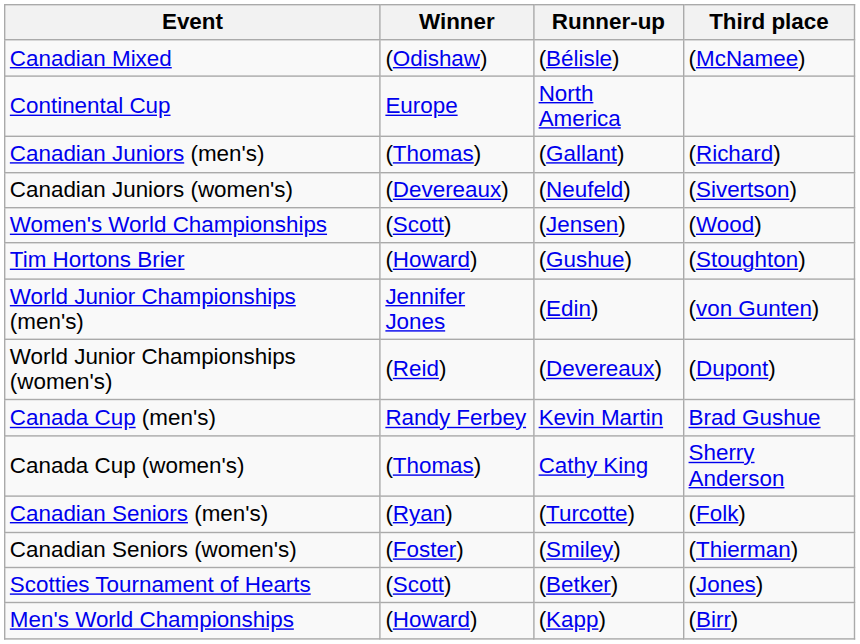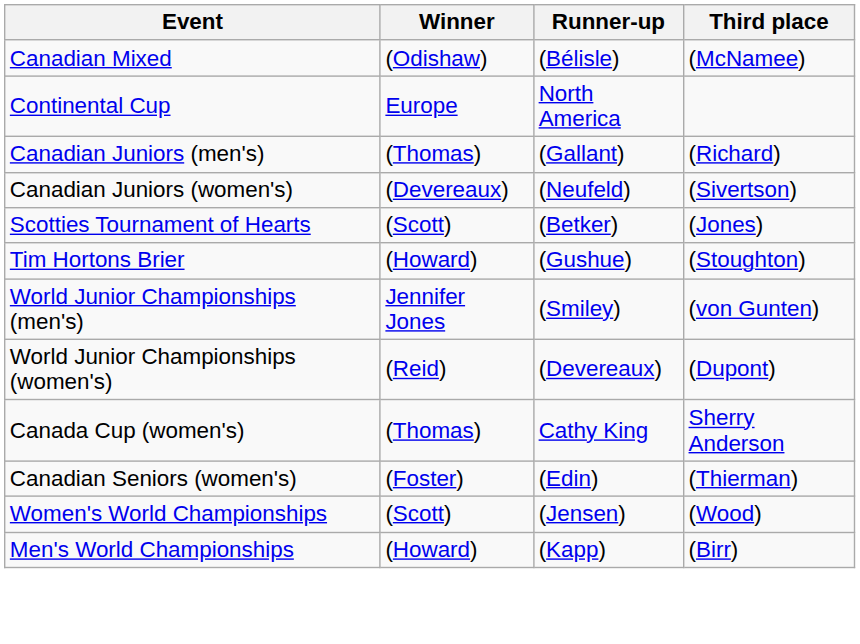rows swapped: (160, 584) <-> (168, 225)
(569, 308) (Edin) -> (580, 308) (Smiley)
- row: (113, 417)
- row: (139, 513)
(580, 549) (Smiley) -> (569, 478) (Edin)
